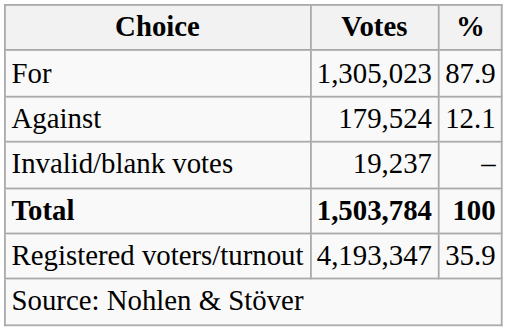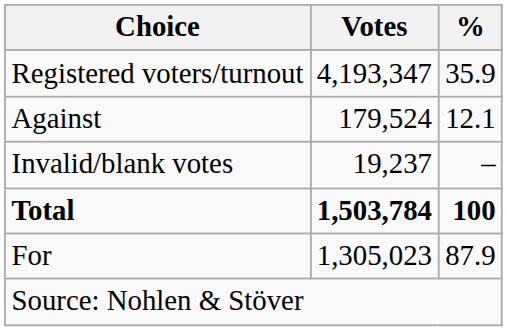rows swapped: (32, 73) <-> (158, 255)
